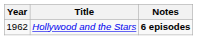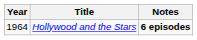(17, 27) 1962 -> (17, 27) 1964
